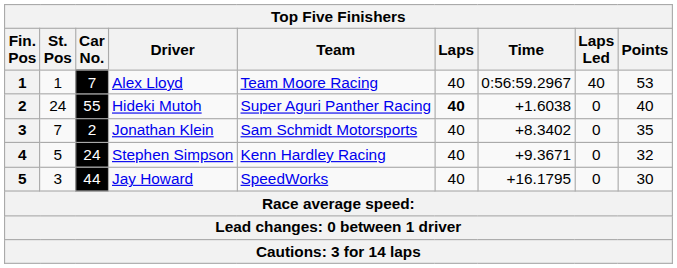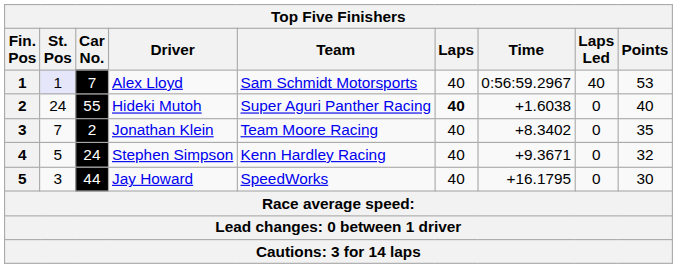(58, 82) no background -> (58, 82) lavender background
(309, 82) Team Moore Racing -> (329, 82) Sam Schmidt Motorsports
(329, 130) Sam Schmidt Motorsports -> (309, 130) Team Moore Racing
